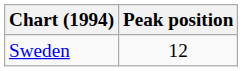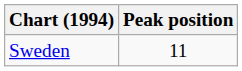(178, 50) 12 -> (178, 50) 11
